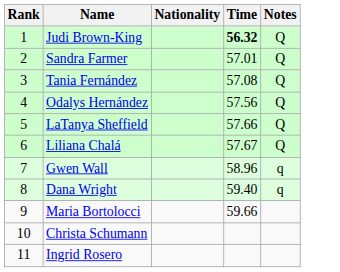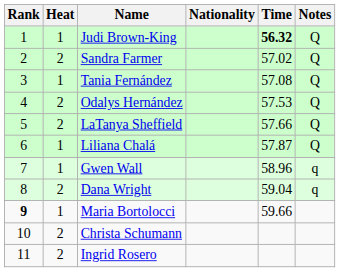+ column: (60, 15)
(242, 59) 57.01 -> (277, 59) 57.02
(242, 102) 57.56 -> (277, 102) 57.53
(242, 146) 57.67 -> (277, 146) 57.87
(242, 189) 59.40 -> (277, 189) 59.04
(24, 211) normal -> (24, 211) bold
